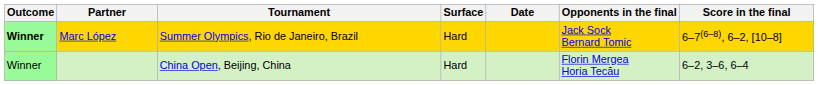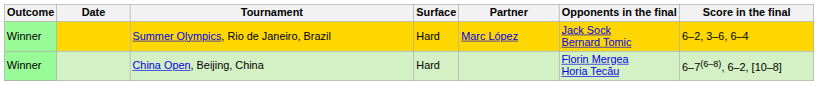columns swapped: (522, 13) <-> (107, 13)
(25, 36) bold -> (24, 36) normal
(732, 36) 6–7(6–8), 6–2, [10–8] -> (715, 36) 6–2, 3–6, 6–4
(715, 65) 6–2, 3–6, 6–4 -> (732, 65) 6–7(6–8), 6–2, [10–8]
